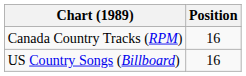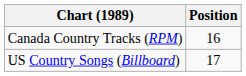(213, 60) 16 -> (213, 60) 17
